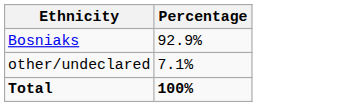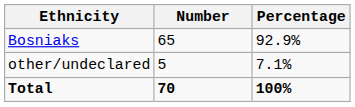+ column: (203, 17)
